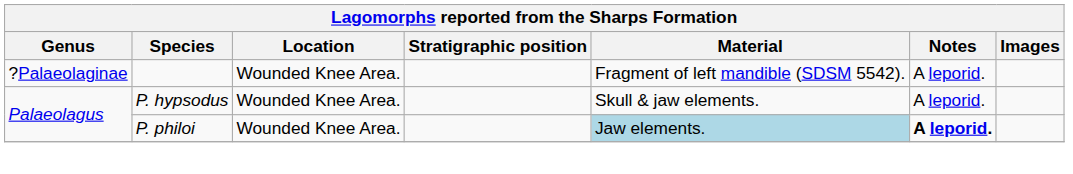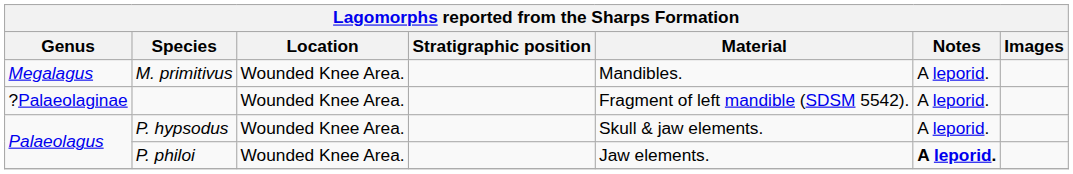+ row: (51, 73)
(650, 127) lightblue background -> (654, 155) no background
